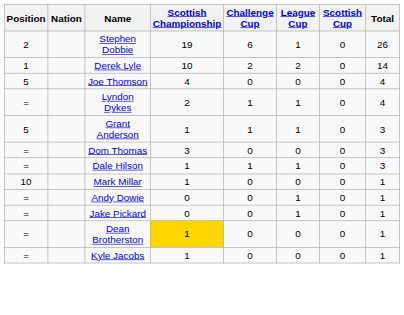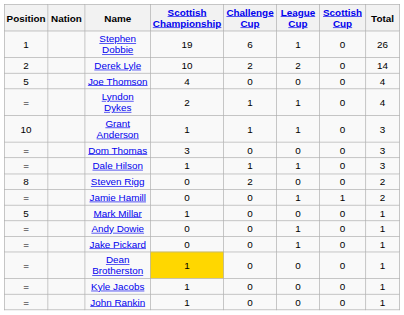(26, 45) 2 -> (26, 45) 1
(26, 66) 1 -> (26, 66) 2
(26, 129) 5 -> (26, 129) 10
+ row: (118, 182)
+ row: (118, 197)
(26, 182) 10 -> (26, 213) 5
+ row: (118, 302)
